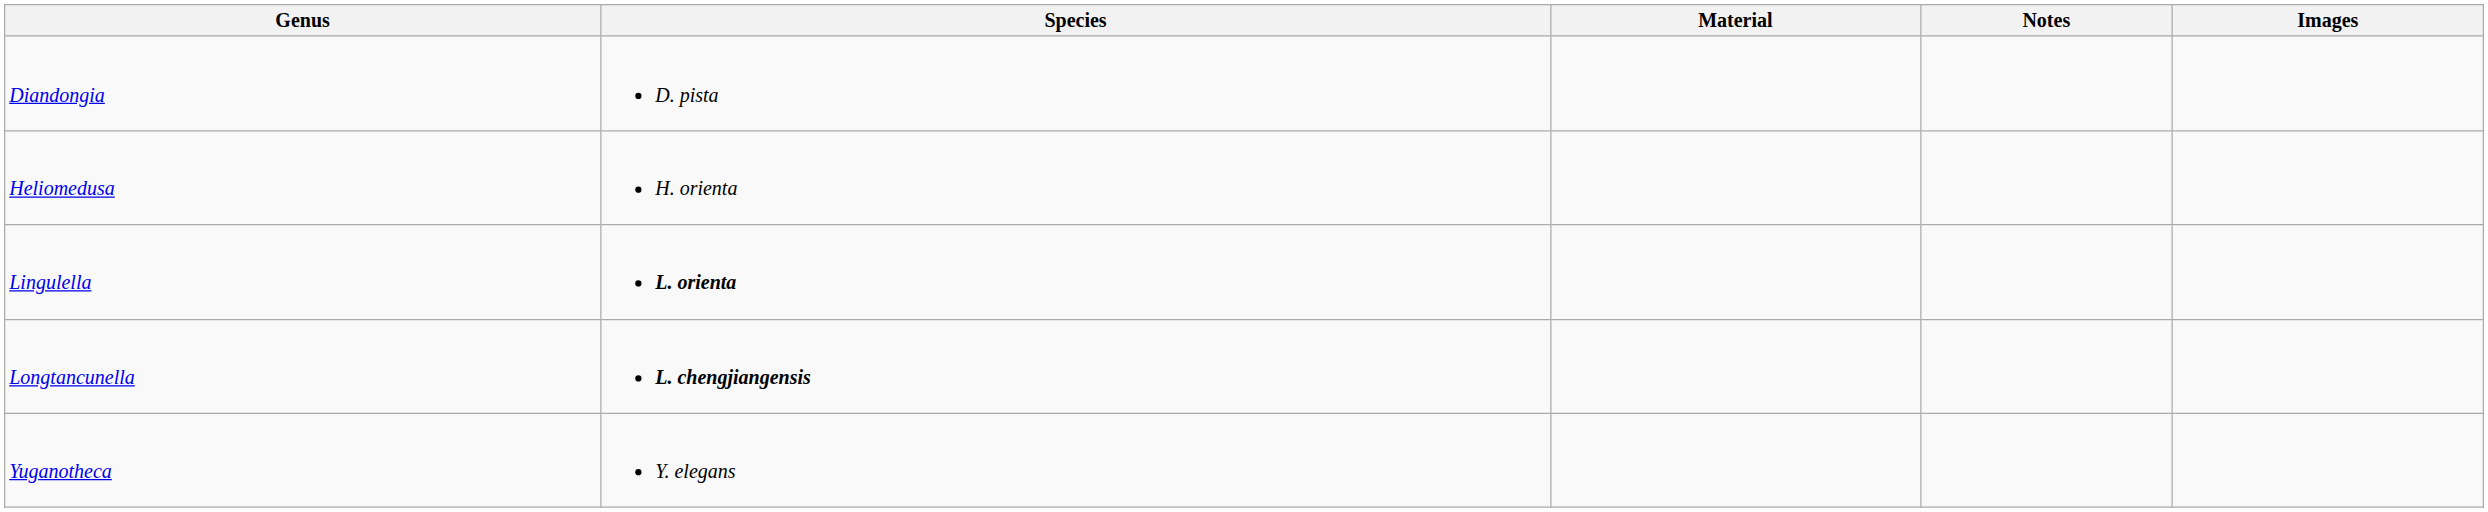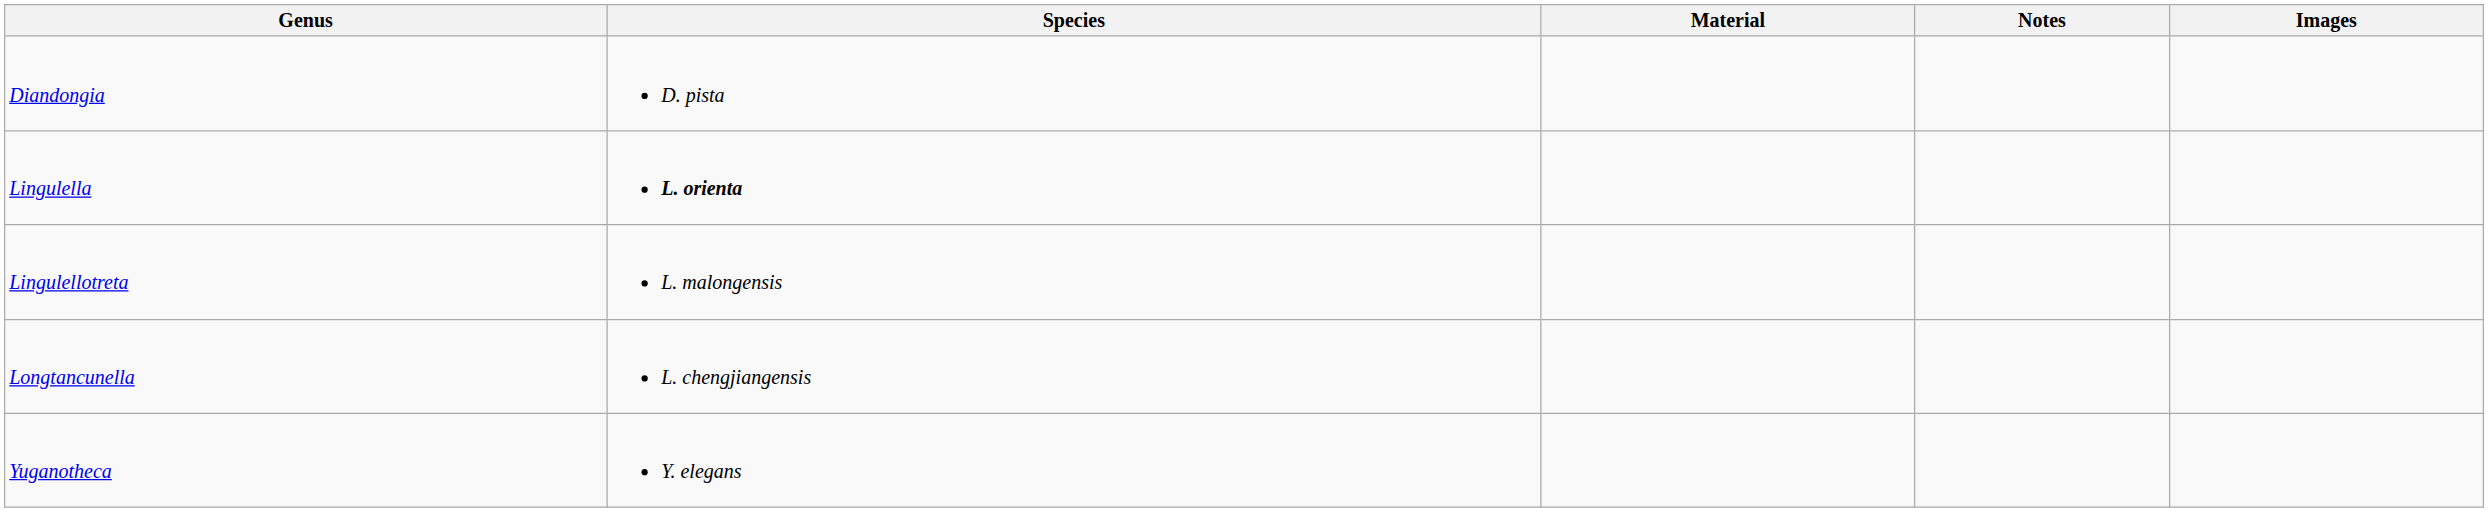- row: (62, 188)
+ row: (69, 283)
(1076, 377) bold -> (1074, 377) normal
